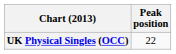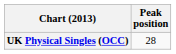(151, 40) 22 -> (151, 40) 28
